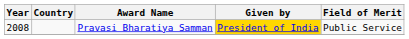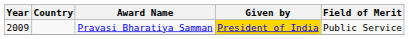(18, 27) 2008 -> (18, 27) 2009
